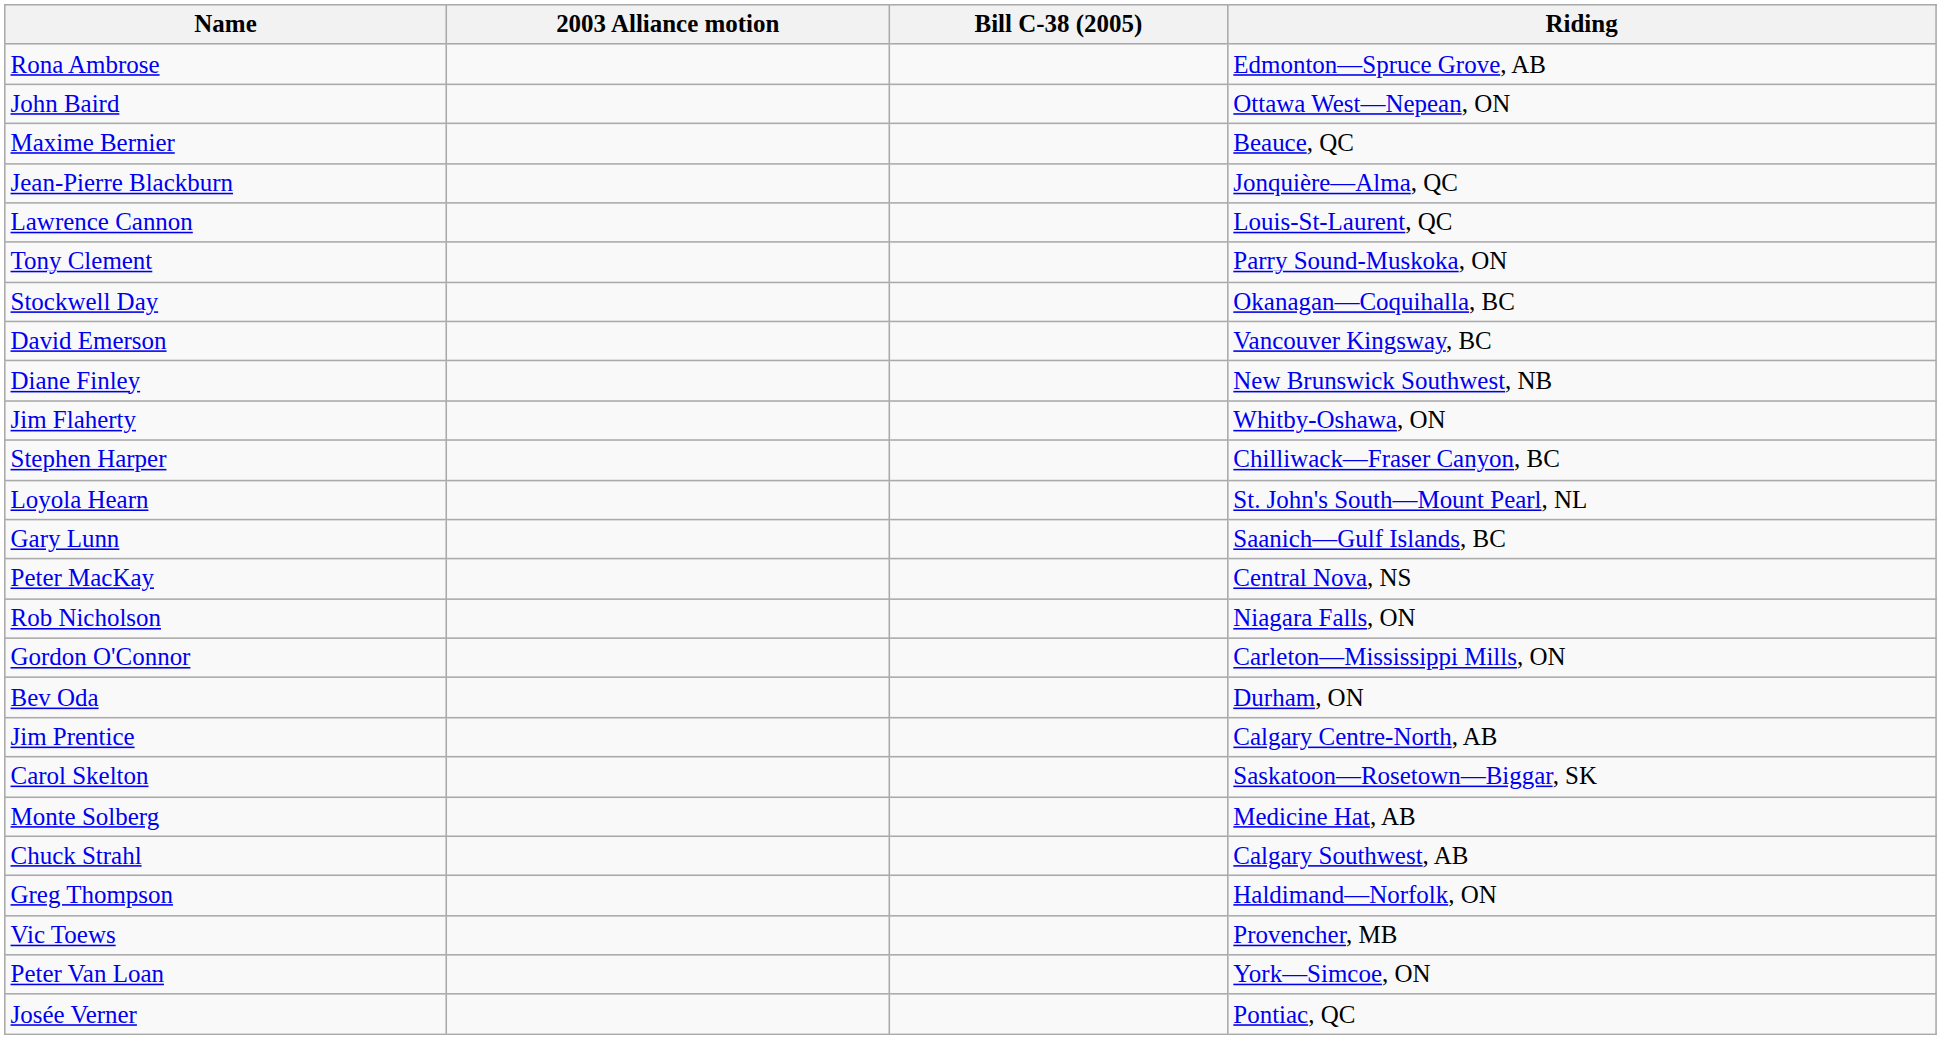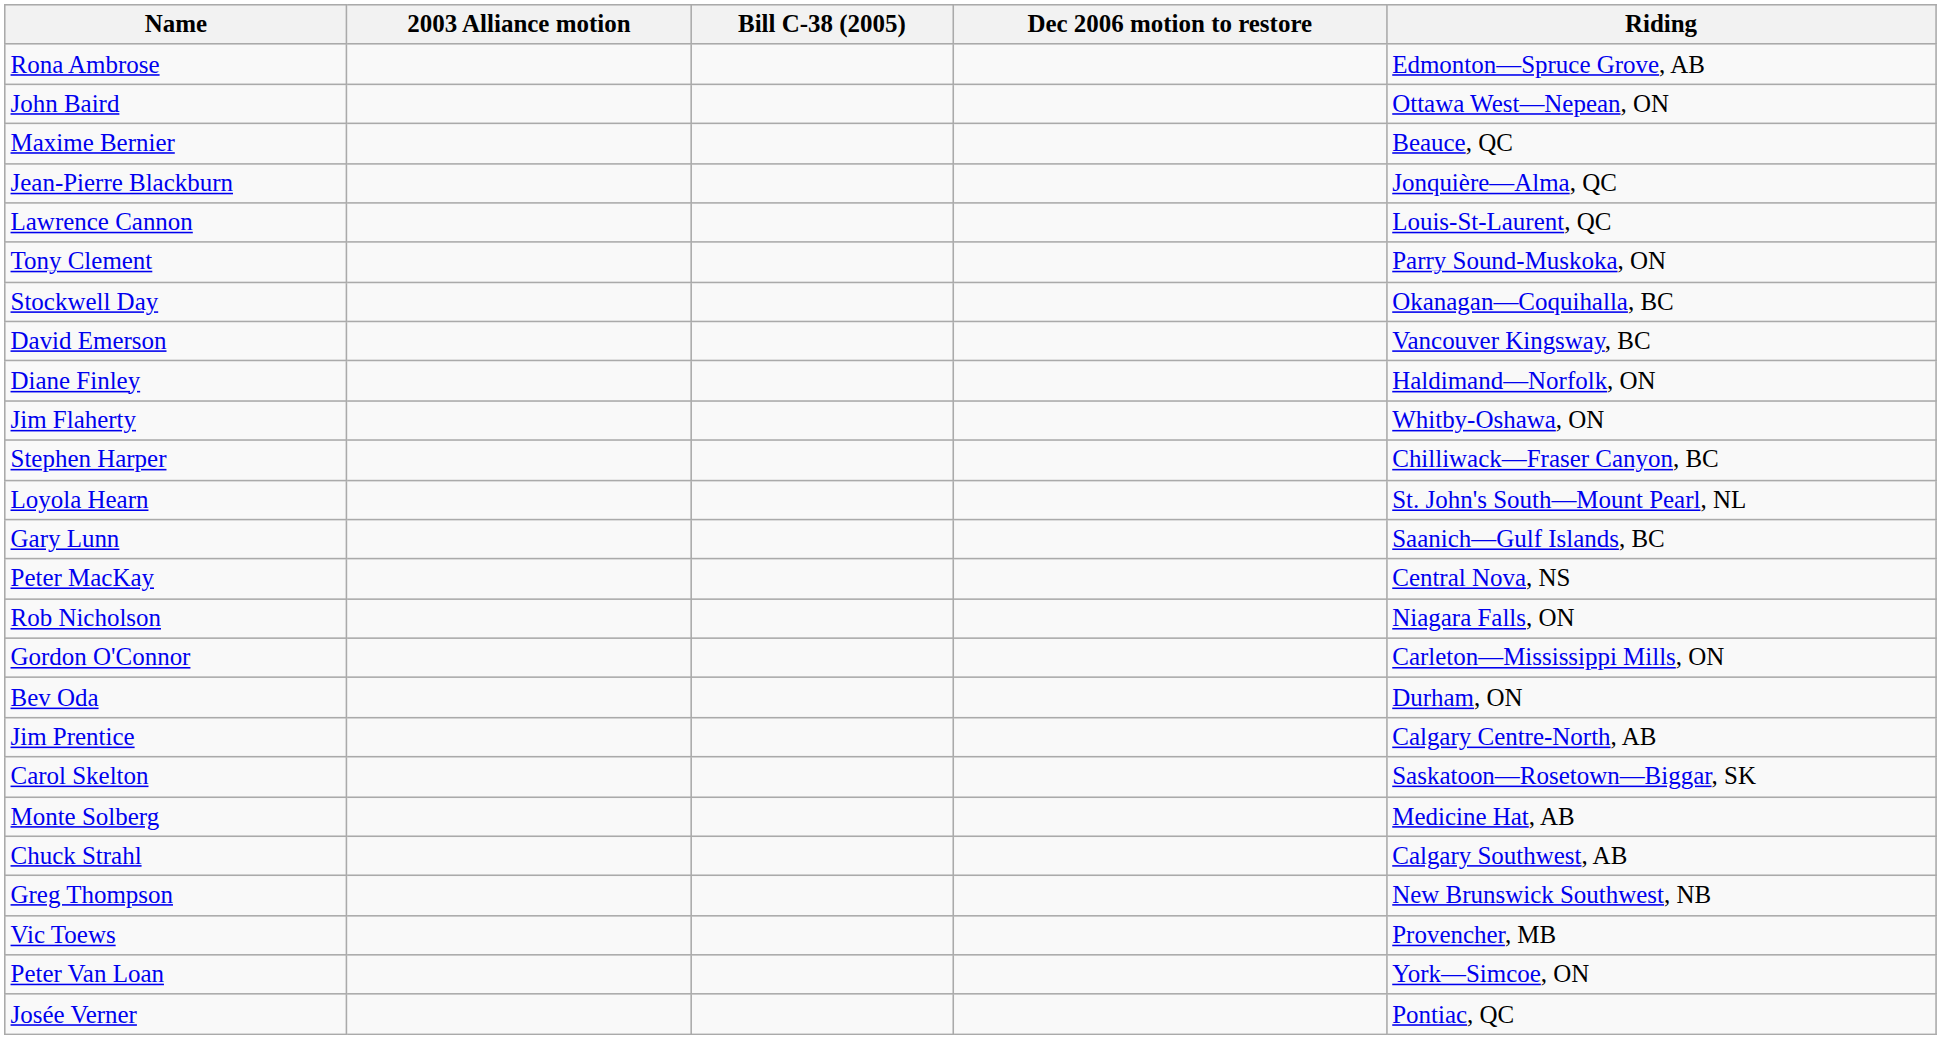+ column: (1170, 24)
(1393, 380) New Brunswick Southwest, NB -> (1524, 380) Haldimand—Norfolk, ON
(1365, 895) Haldimand—Norfolk, ON -> (1552, 895) New Brunswick Southwest, NB
